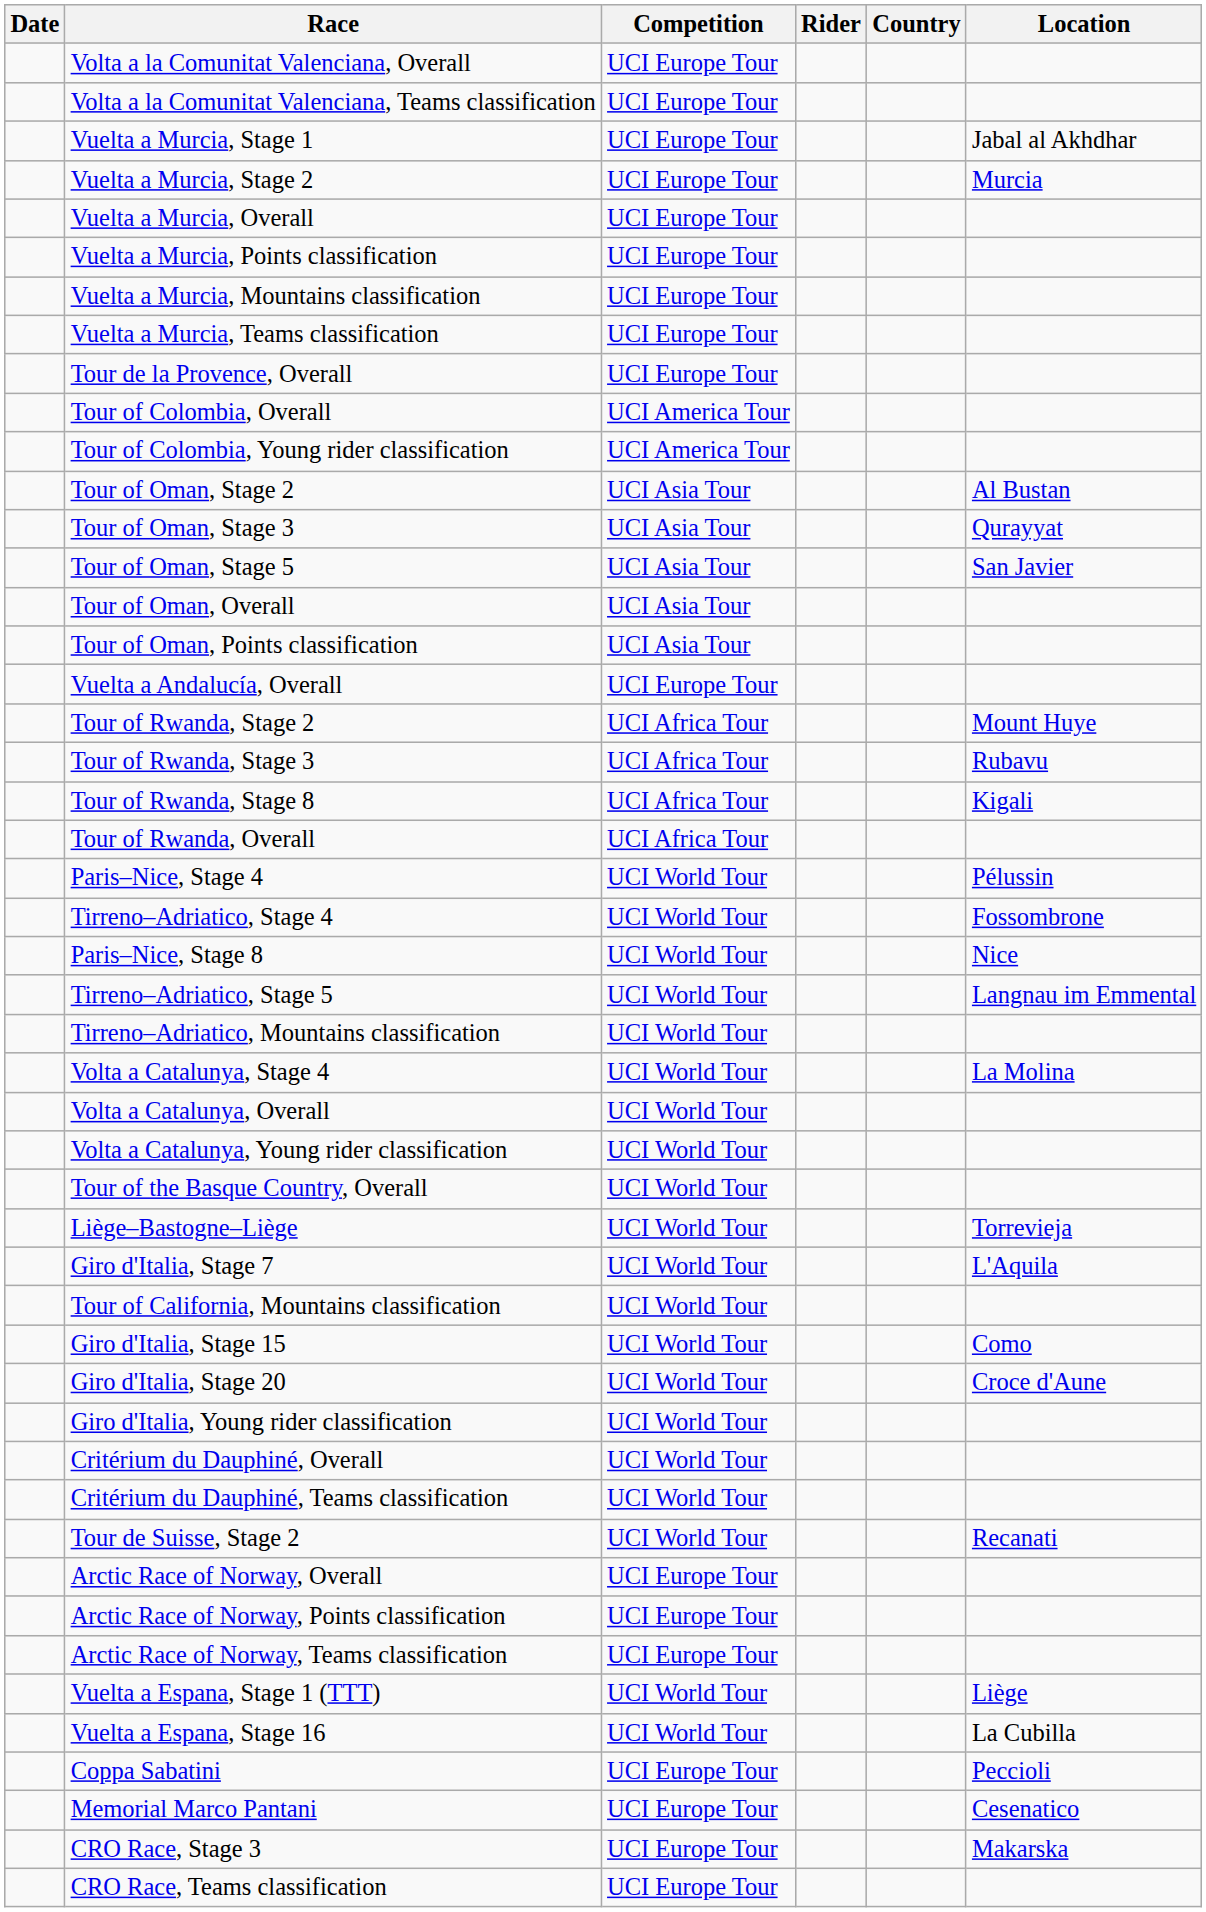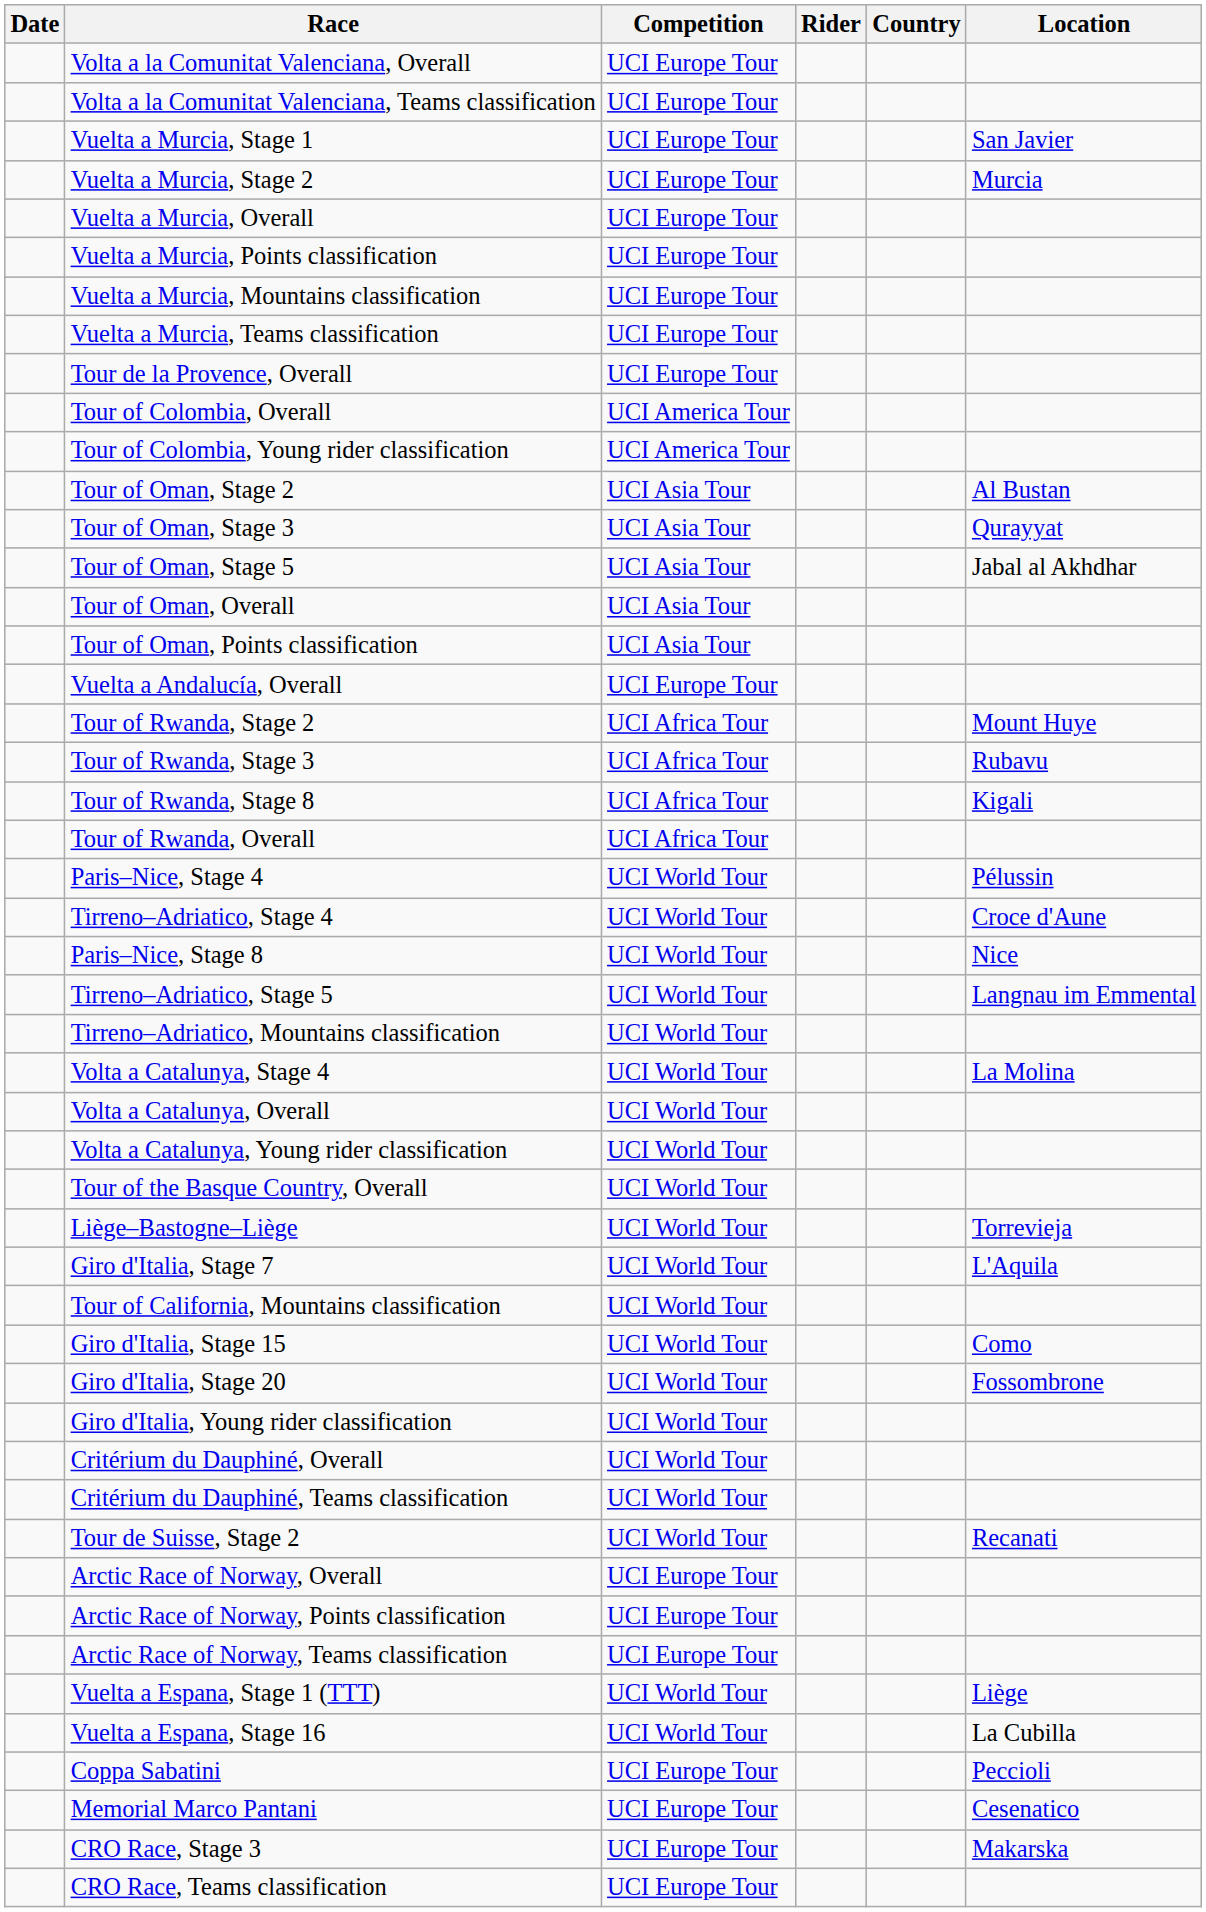(1054, 140) Jabal al Akhdhar -> (1023, 140) San Javier
(1023, 567) San Javier -> (1054, 567) Jabal al Akhdhar
(1038, 916) Fossombrone -> (1039, 916) Croce d'Aune
(1039, 1382) Croce d'Aune -> (1038, 1382) Fossombrone
